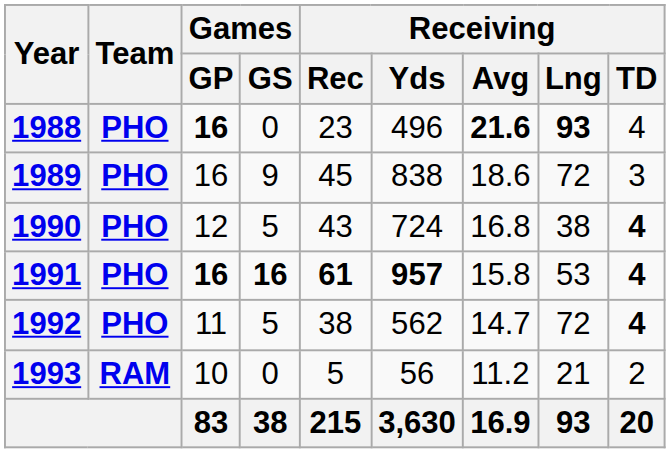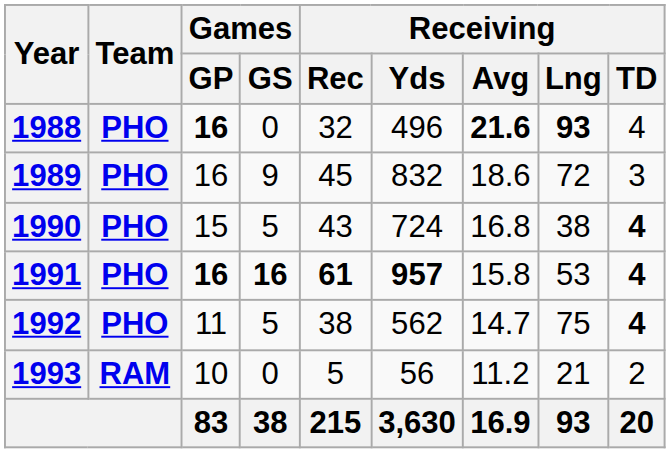(335, 127) 23 -> (335, 127) 32
(417, 176) 838 -> (417, 176) 832
(211, 226) 12 -> (211, 226) 15
(573, 324) 72 -> (573, 324) 75
